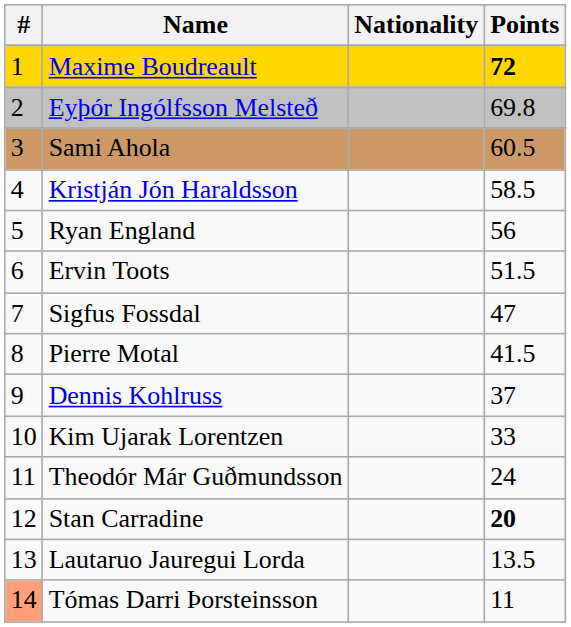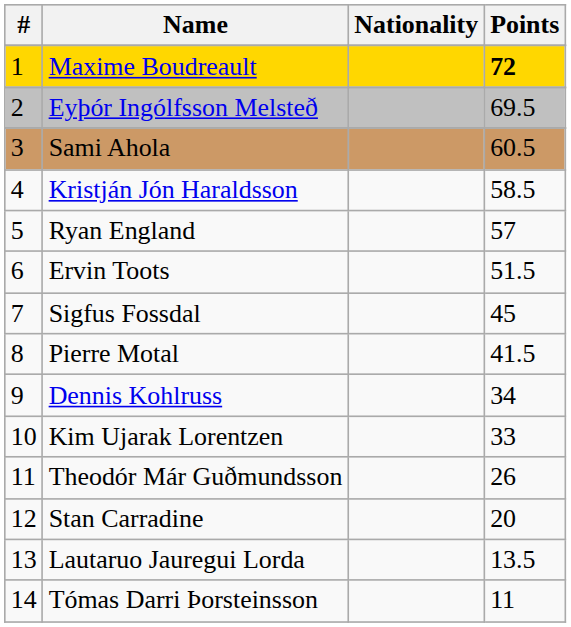(513, 107) 69.8 -> (513, 107) 69.5
(503, 230) 56 -> (503, 230) 57
(503, 312) 47 -> (503, 312) 45
(503, 395) 37 -> (503, 395) 34
(503, 477) 24 -> (503, 477) 26
(503, 518) bold -> (503, 518) normal
(24, 600) lightsalmon background -> (24, 600) no background
